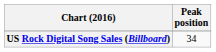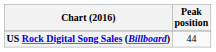(191, 39) 34 -> (191, 39) 44
